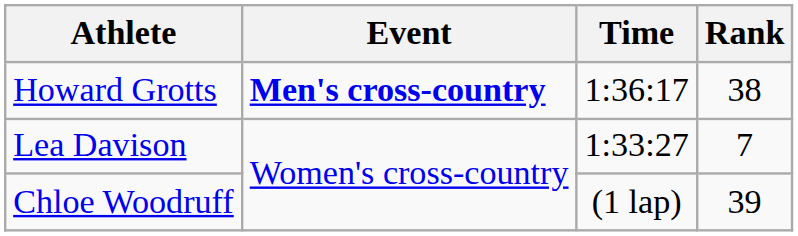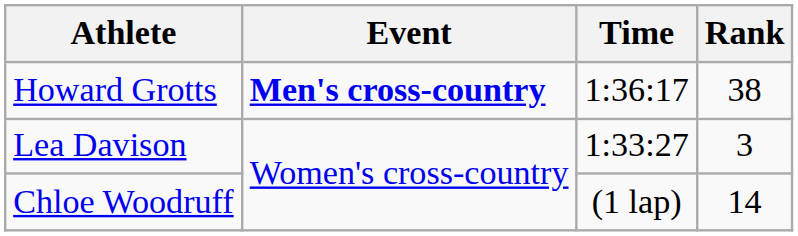(745, 145) 7 -> (745, 145) 3
(745, 201) 39 -> (745, 201) 14
